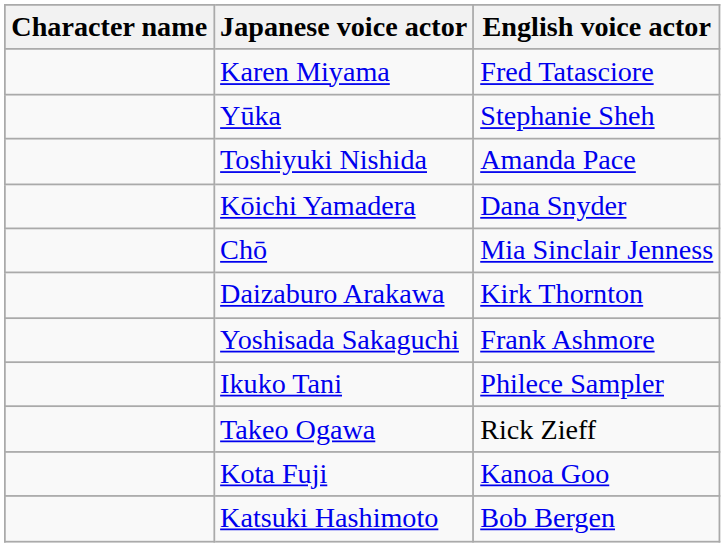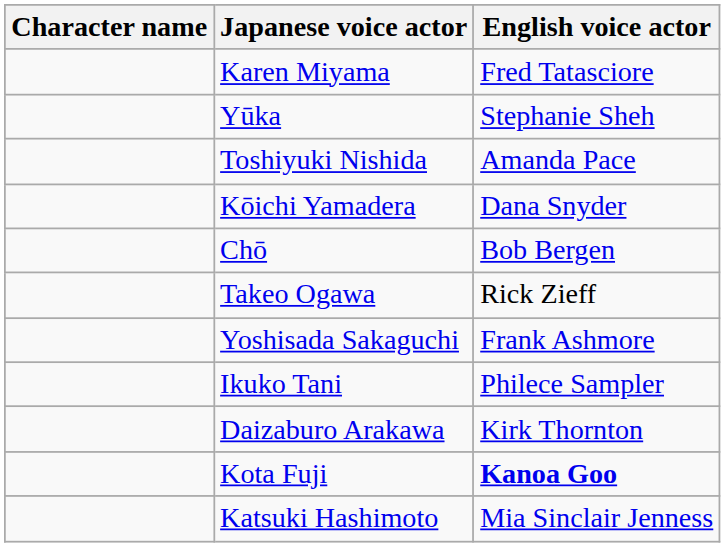(597, 250) Mia Sinclair Jenness -> (548, 250) Bob Bergen
rows swapped: (332, 294) <-> (298, 428)
(545, 473) normal -> (549, 473) bold
(548, 518) Bob Bergen -> (597, 518) Mia Sinclair Jenness
